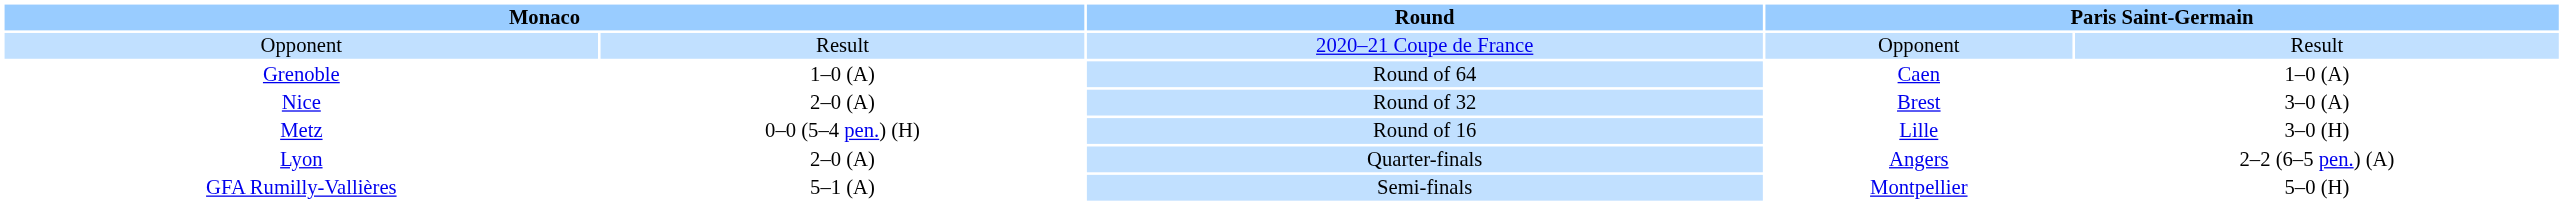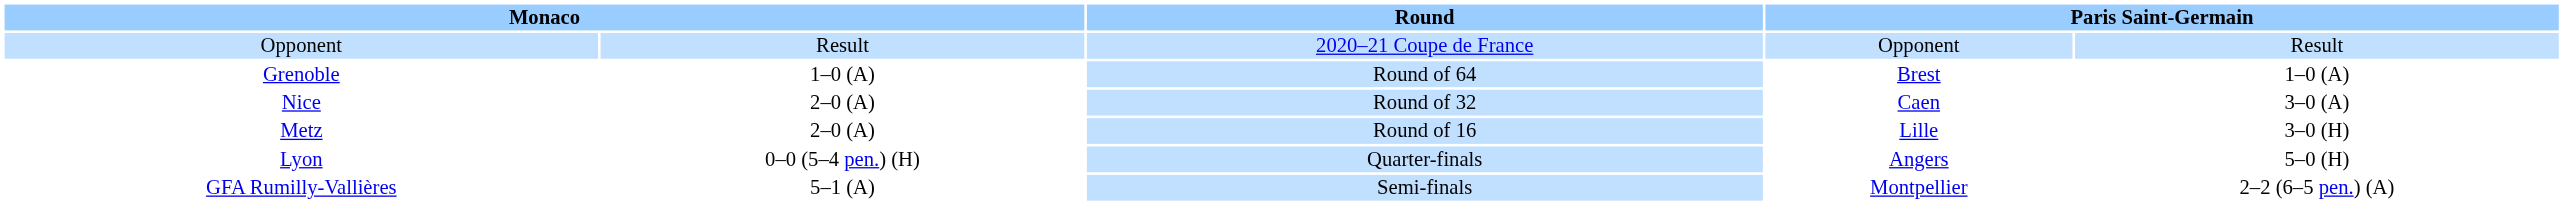(1919, 74) Caen -> (1919, 74) Brest
(1919, 102) Brest -> (1919, 102) Caen
(842, 130) 0–0 (5–4 pen.) (H) -> (842, 130) 2–0 (A)
(842, 159) 2–0 (A) -> (842, 159) 0–0 (5–4 pen.) (H)
(2317, 159) 2–2 (6–5 pen.) (A) -> (2317, 159) 5–0 (H)
(2317, 187) 5–0 (H) -> (2317, 187) 2–2 (6–5 pen.) (A)
